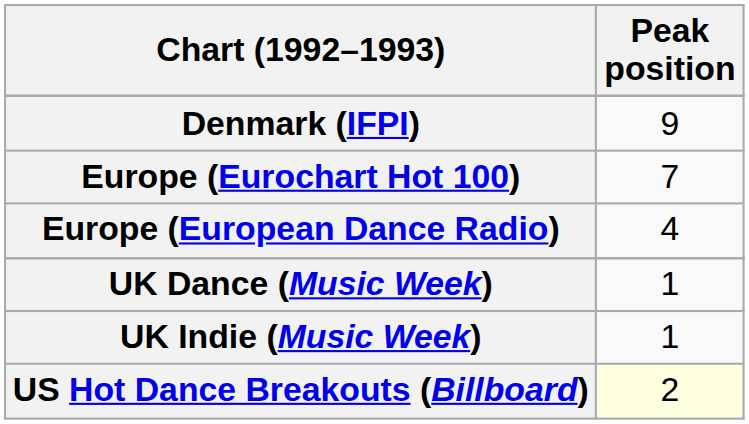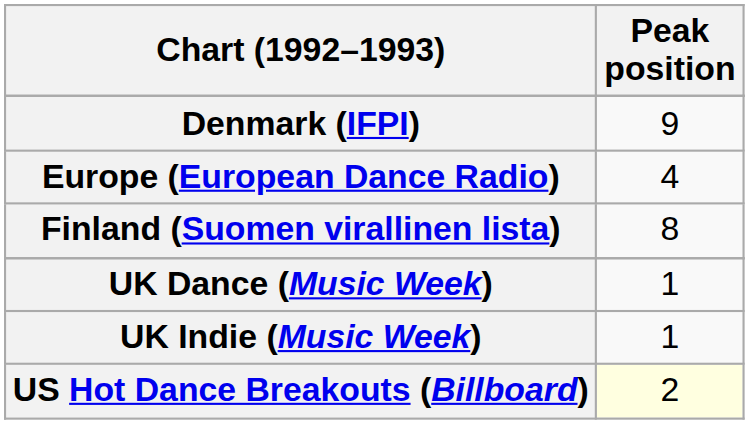- row: (301, 176)
+ row: (301, 229)
